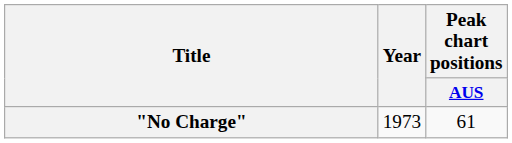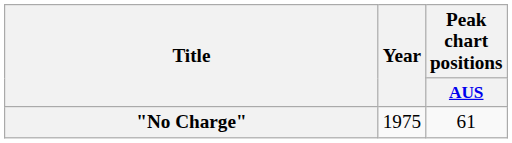(402, 121) 1973 -> (402, 121) 1975
